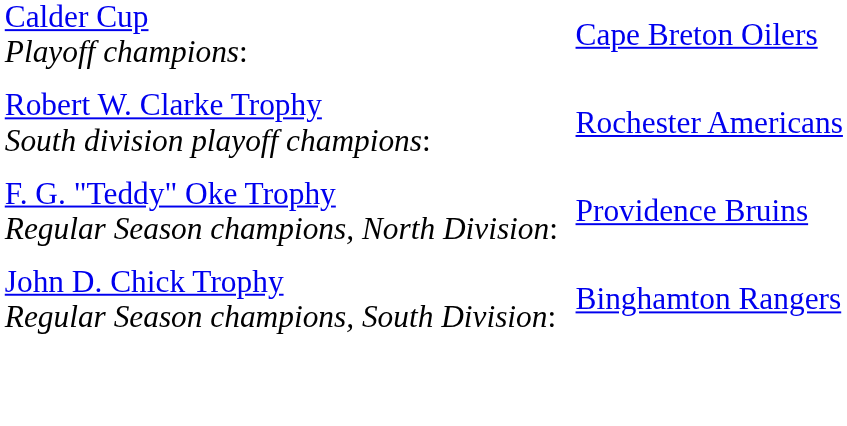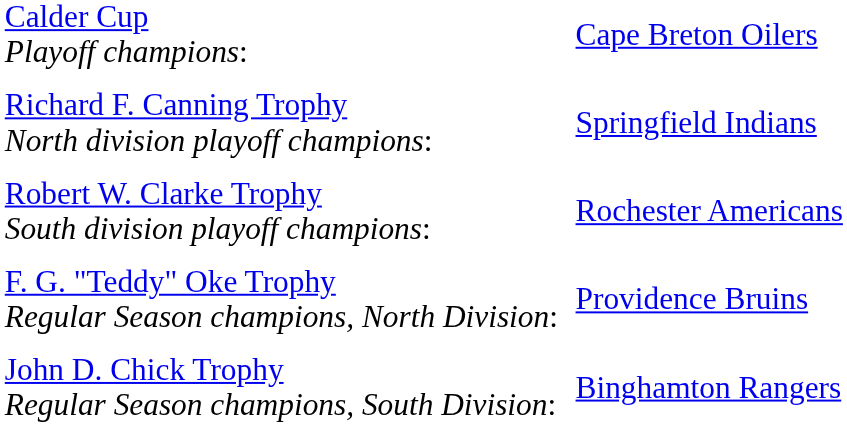+ row: (219, 122)
